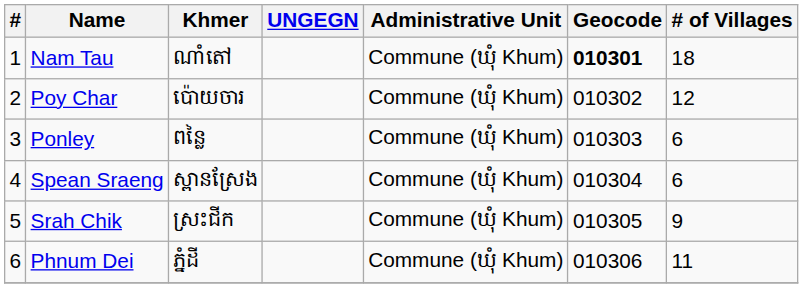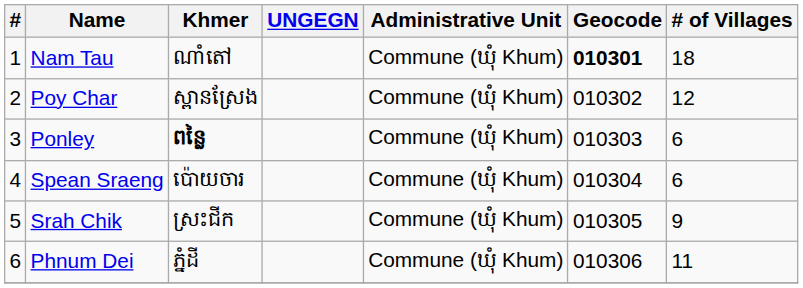(209, 97) ប៉ោយចារ -> (215, 97) ស្ពានស្រែង
(189, 138) normal -> (189, 138) bold
(215, 178) ស្ពានស្រែង -> (209, 178) ប៉ោយចារ
